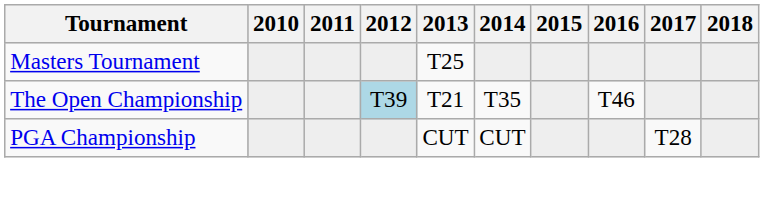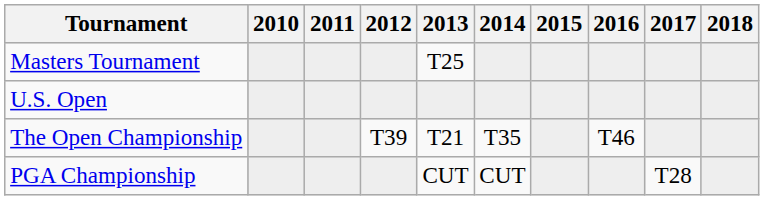+ row: (59, 99)
(389, 99) lightblue background -> (389, 138) no background
